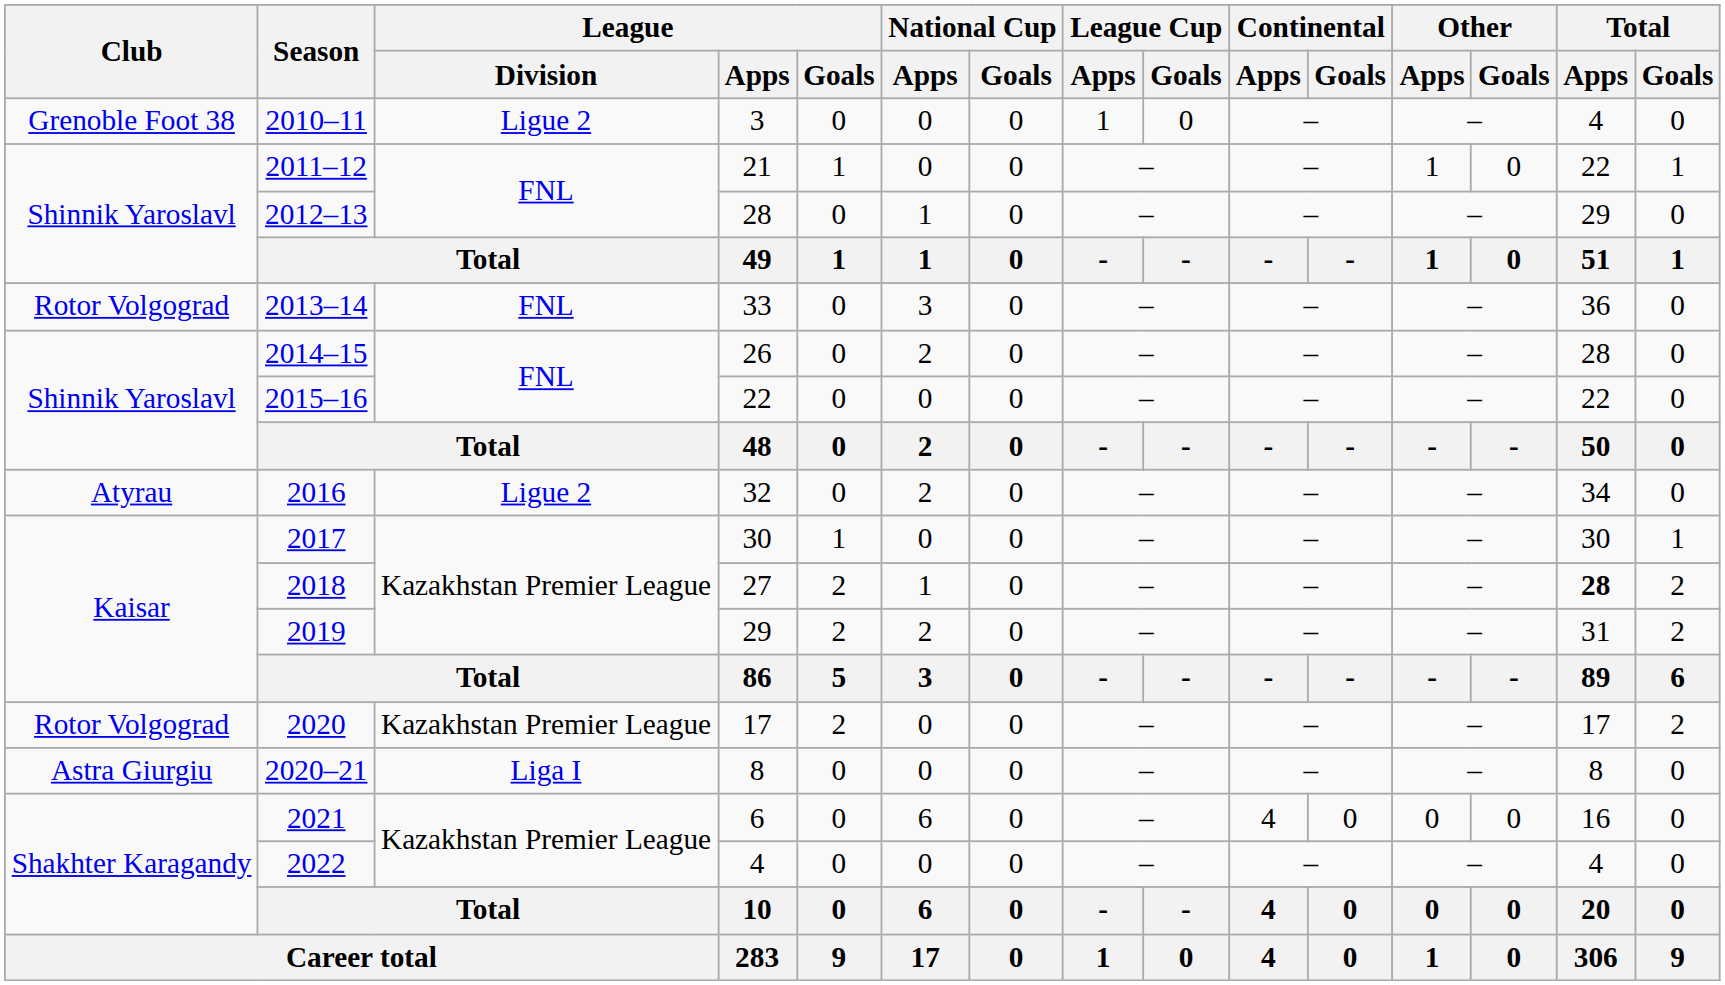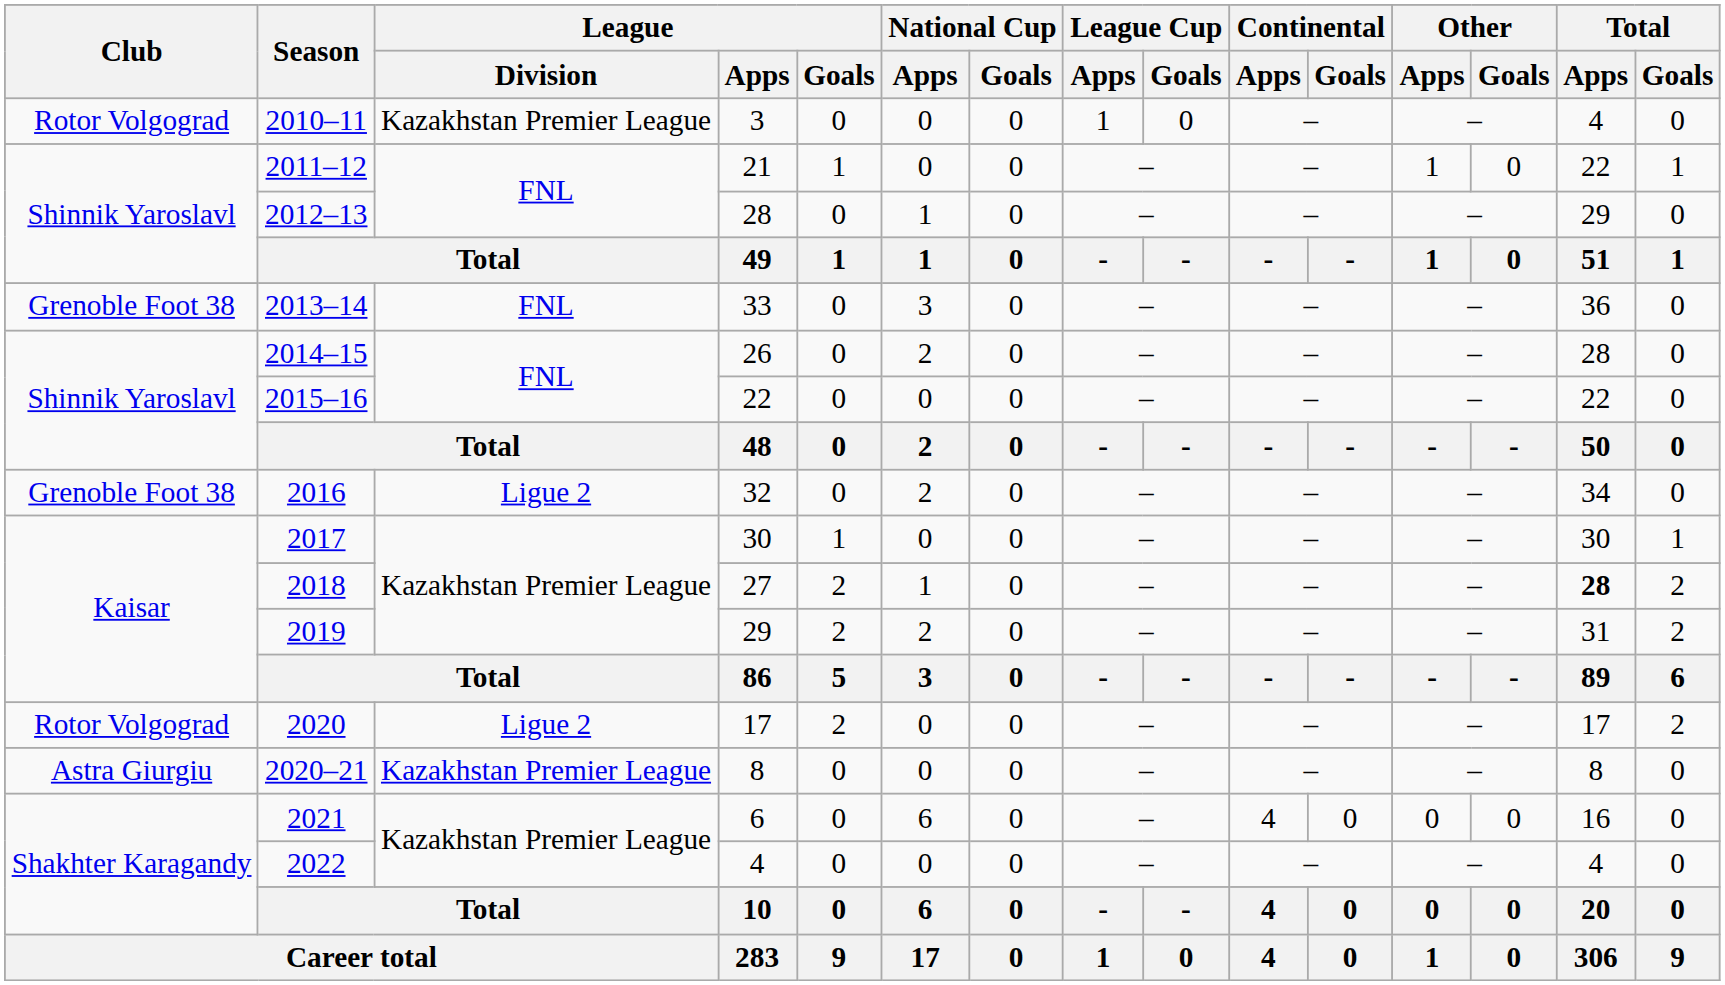(132, 120) Grenoble Foot 38 -> (132, 120) Rotor Volgograd
(546, 120) Ligue 2 -> (546, 120) Kazakhstan Premier League
(132, 306) Rotor Volgograd -> (132, 306) Grenoble Foot 38
(132, 492) Atyrau -> (132, 492) Grenoble Foot 38
(546, 724) Kazakhstan Premier League -> (546, 724) Ligue 2
(546, 770) Liga I -> (546, 770) Kazakhstan Premier League
